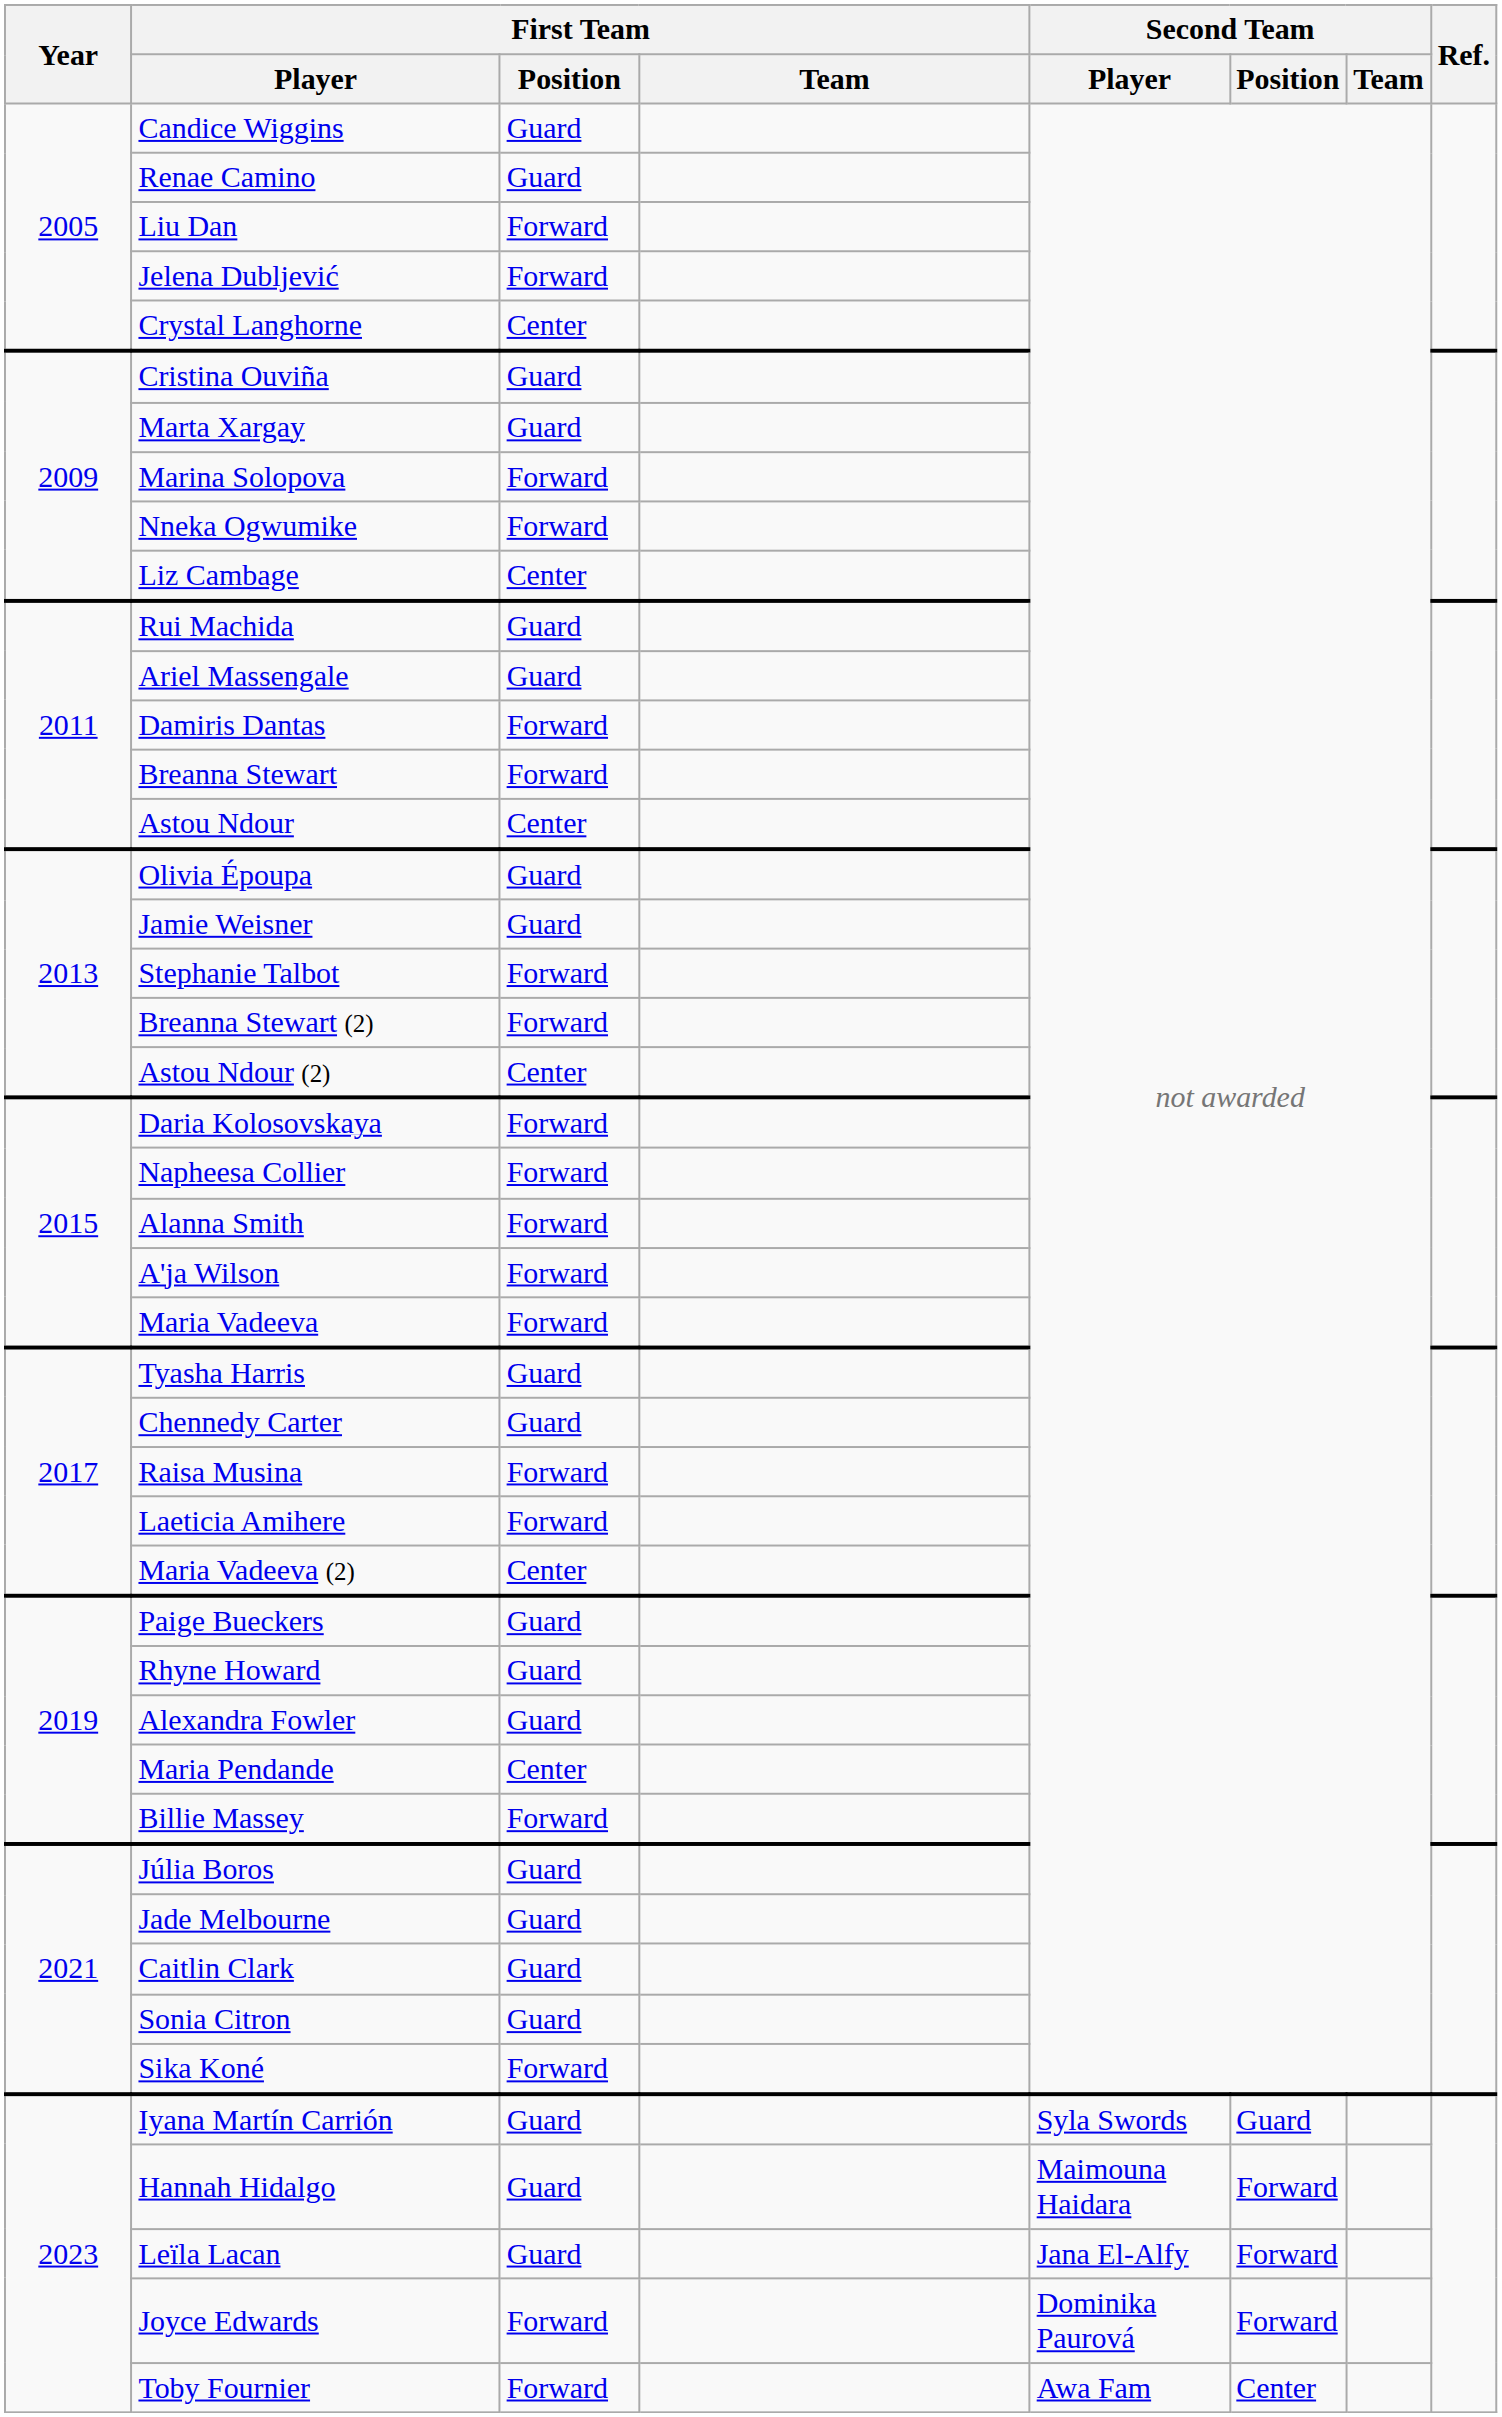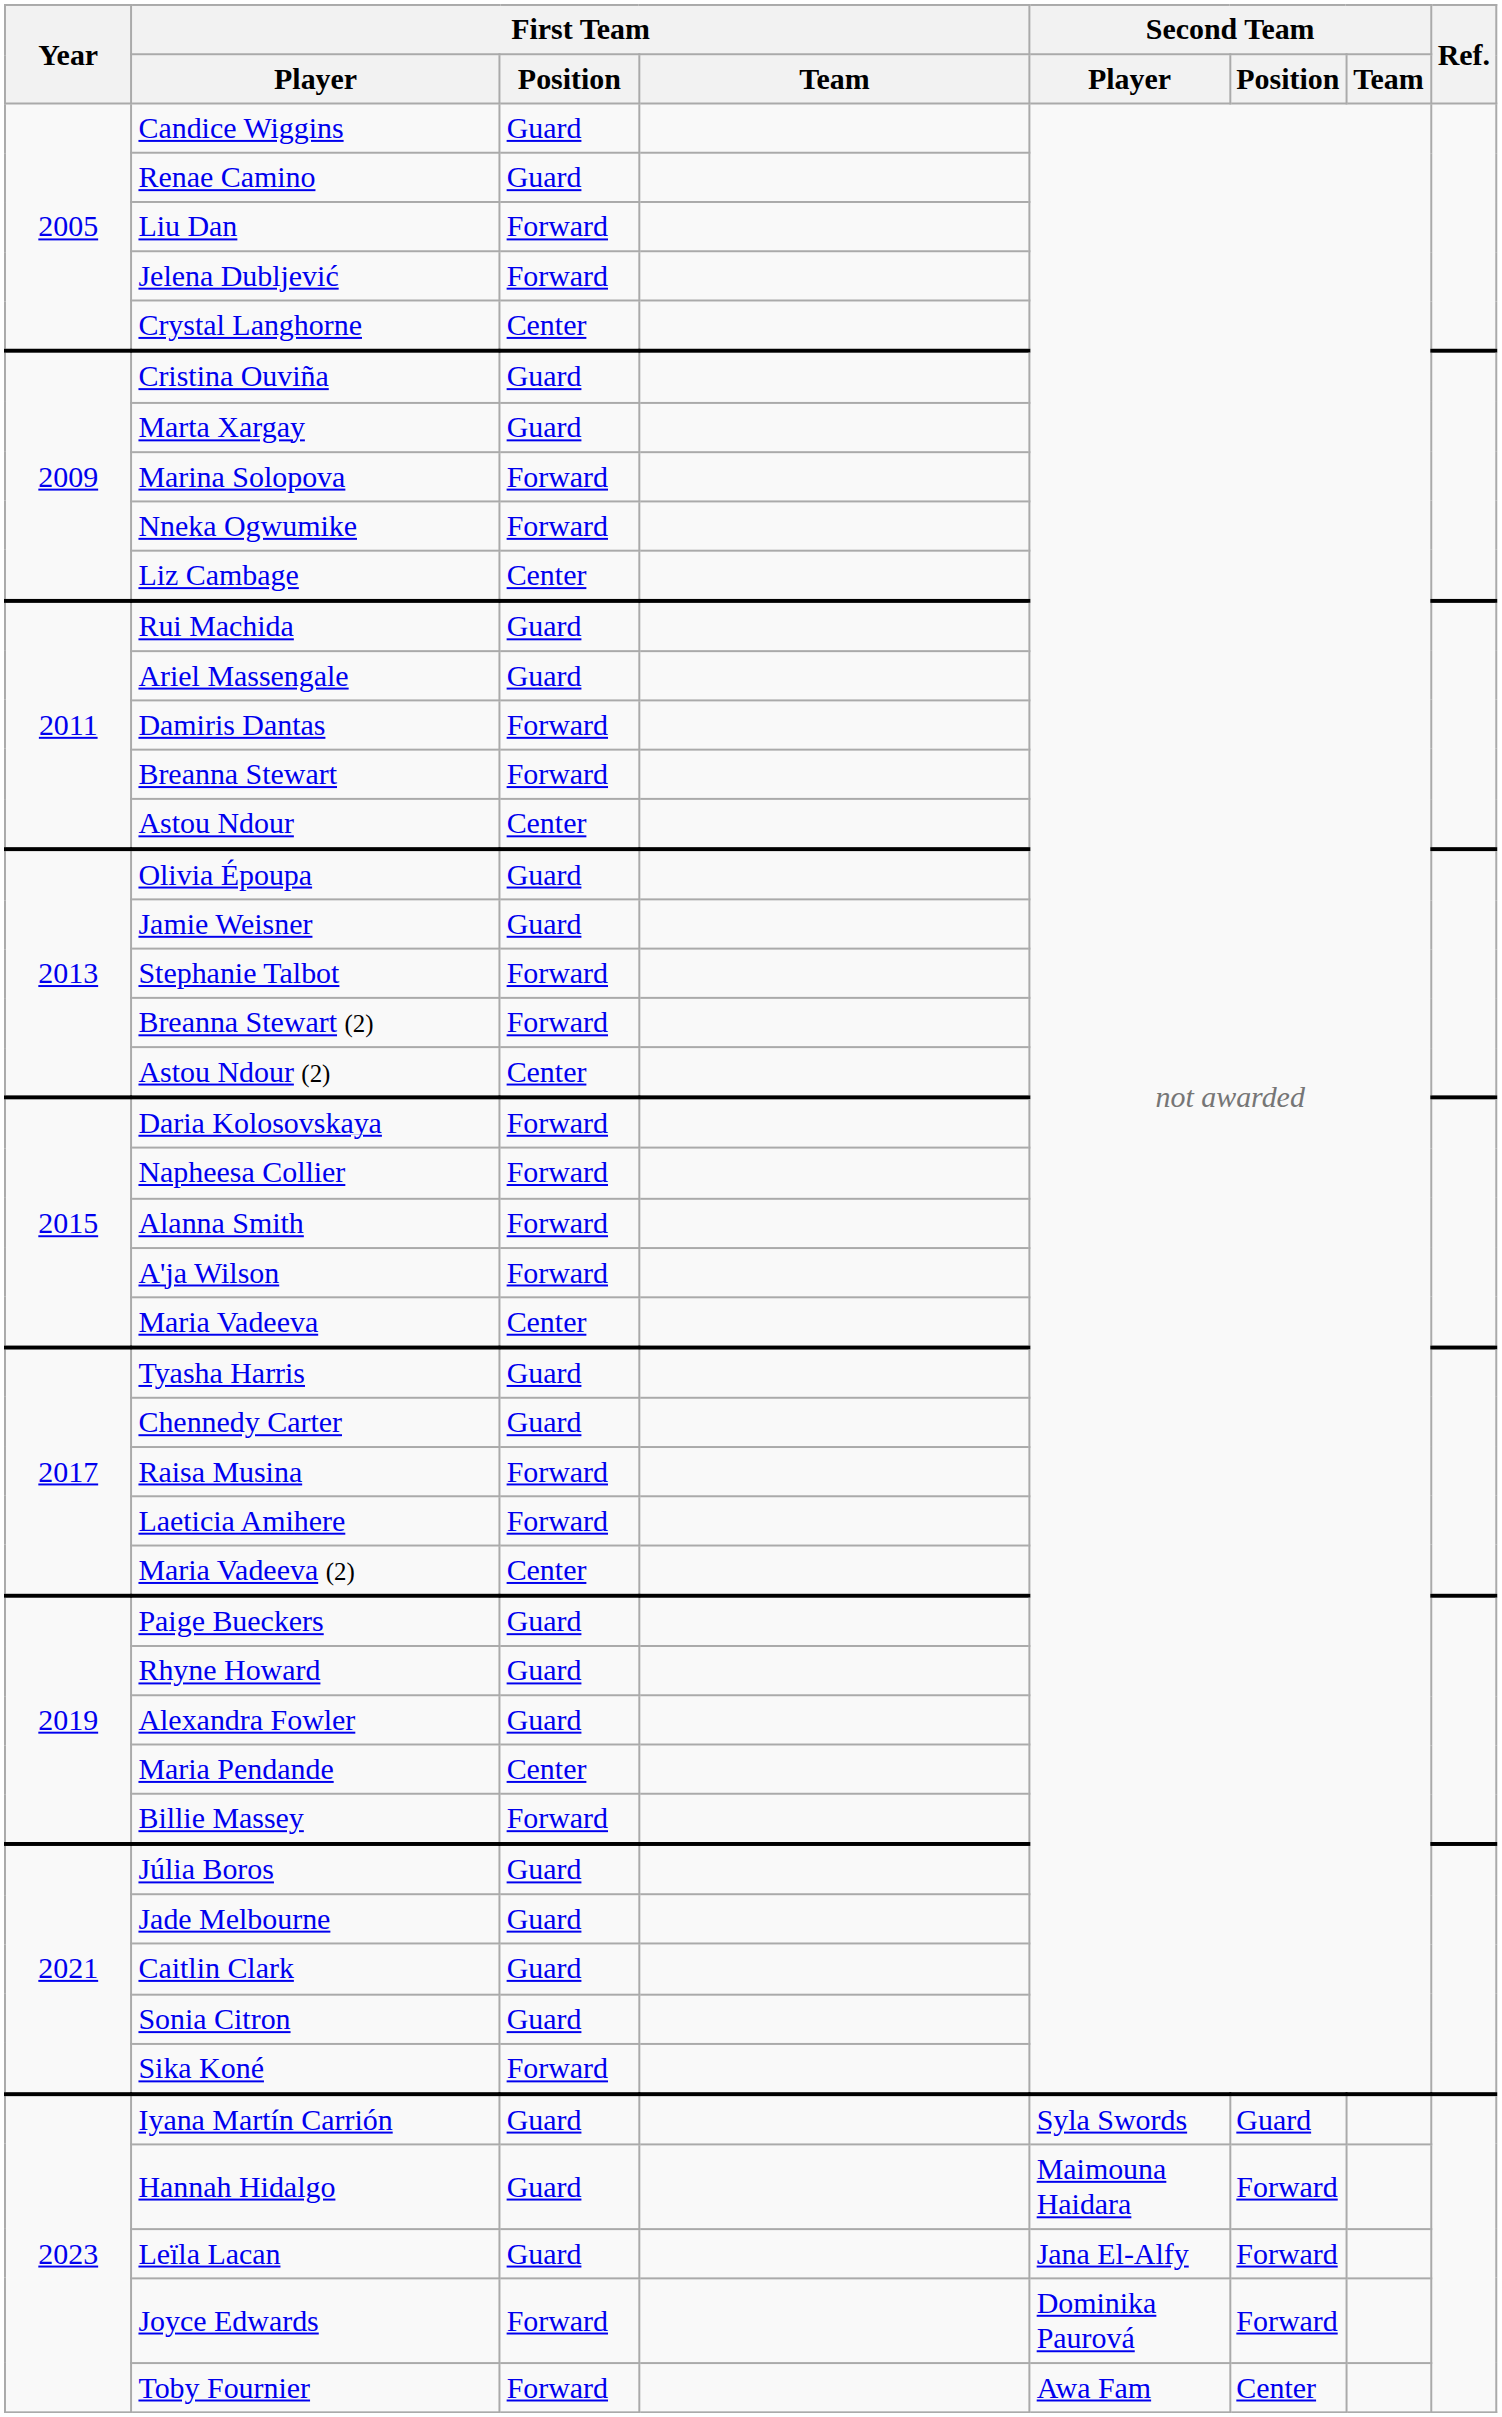(557, 1320) Forward -> (547, 1320) Center
